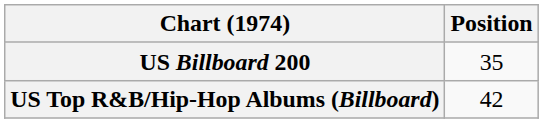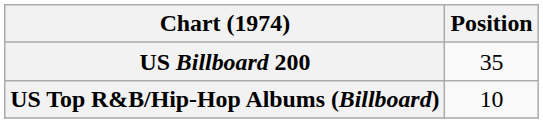(492, 99) 42 -> (492, 99) 10
